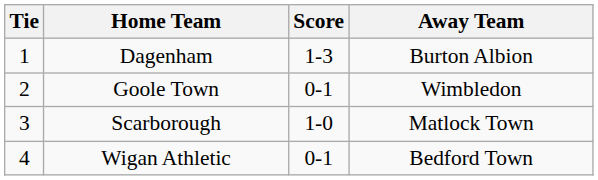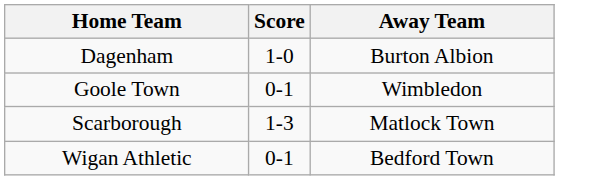- column: (24, 21)
(319, 55) 1-3 -> (279, 55) 1-0
(319, 123) 1-0 -> (279, 123) 1-3
